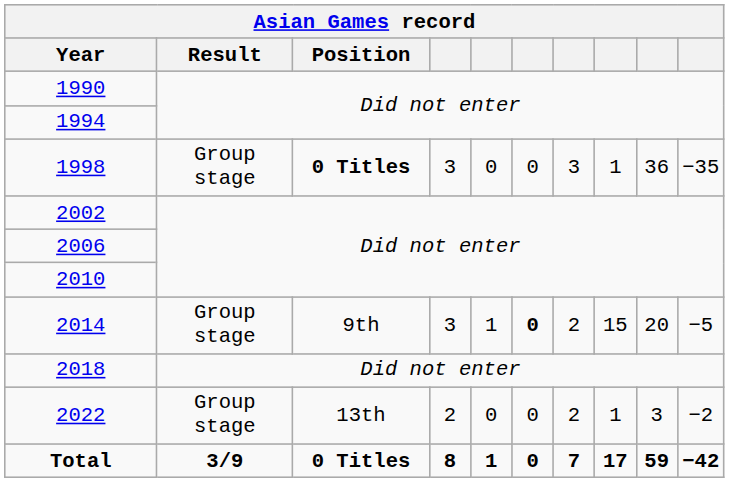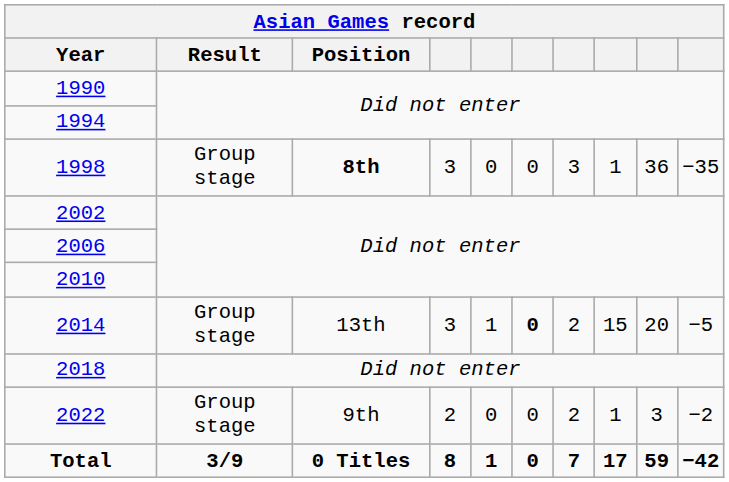(361, 167) 0 Titles -> (361, 167) 8th
(361, 325) 9th -> (361, 325) 13th
(361, 416) 13th -> (361, 416) 9th
